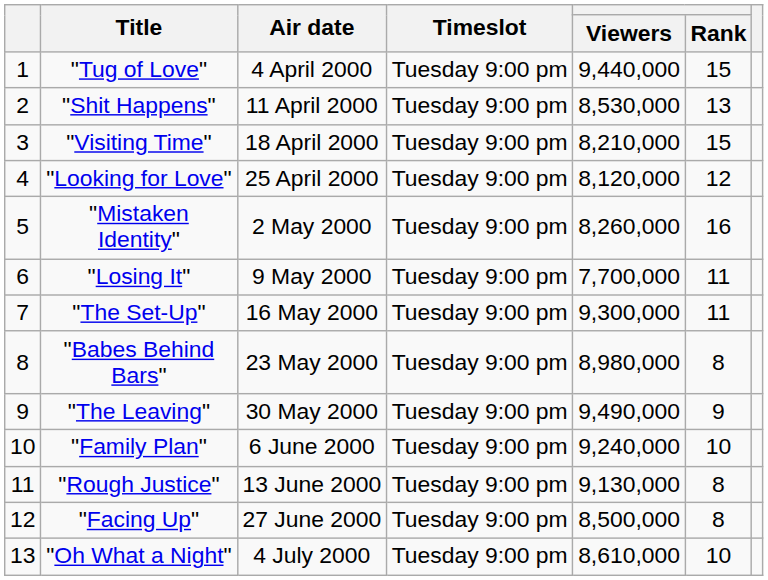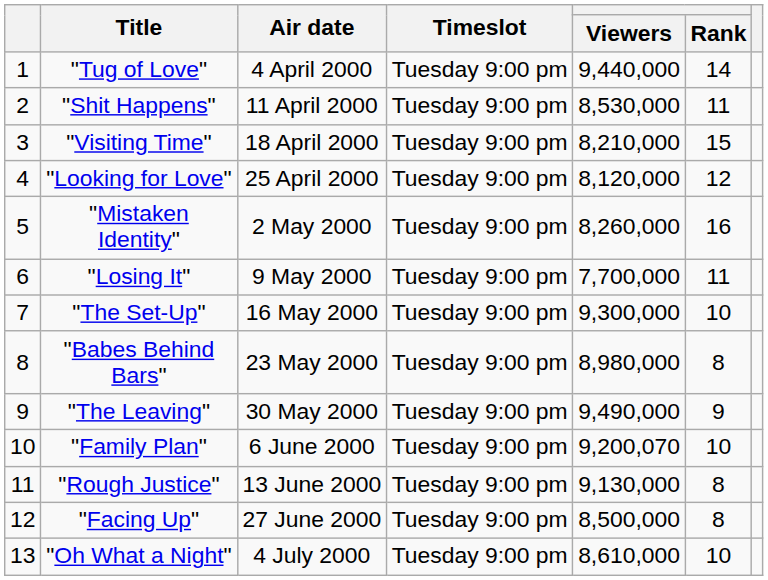(718, 69) 15 -> (718, 69) 14
(718, 105) 13 -> (718, 105) 11
(718, 312) 11 -> (718, 312) 10
(629, 447) 9,240,000 -> (629, 447) 9,200,070
